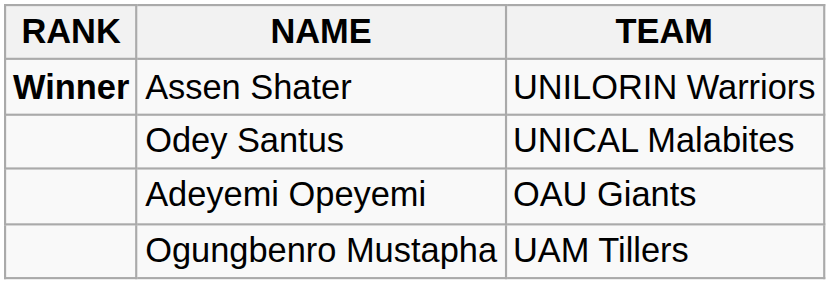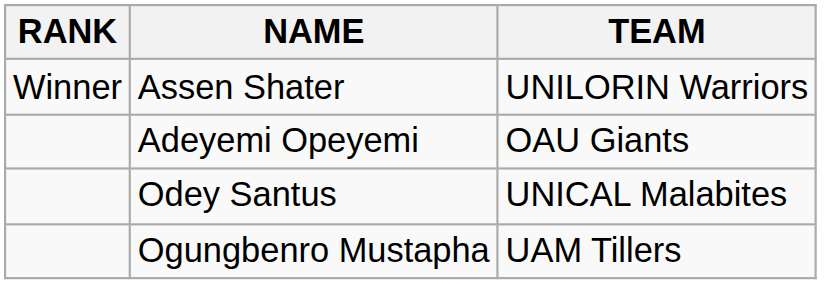(71, 86) bold -> (67, 86) normal
rows swapped: (245, 140) <-> (286, 195)
